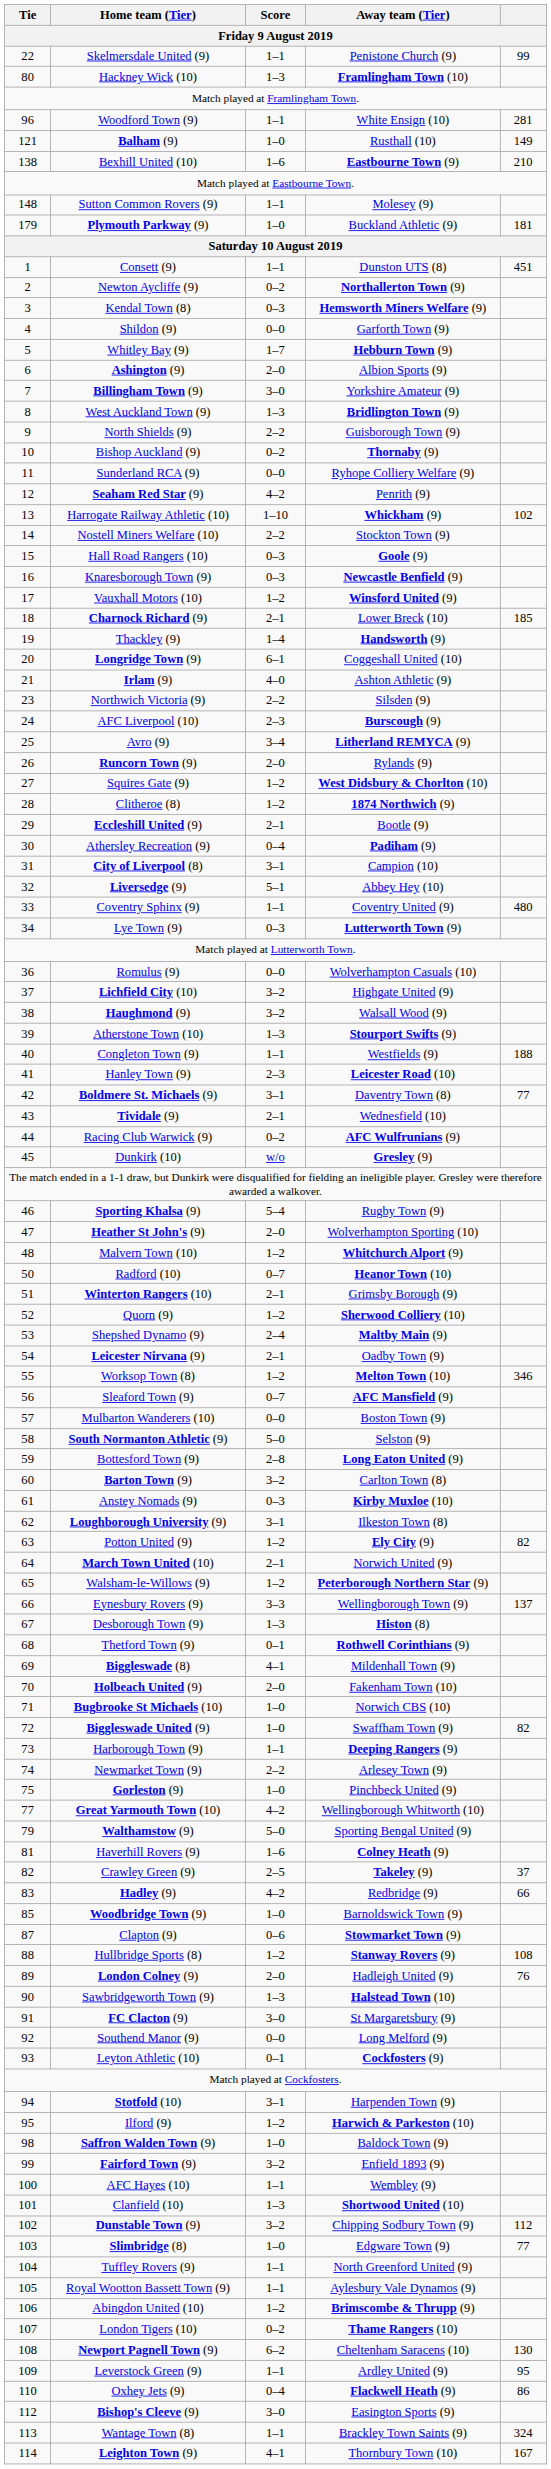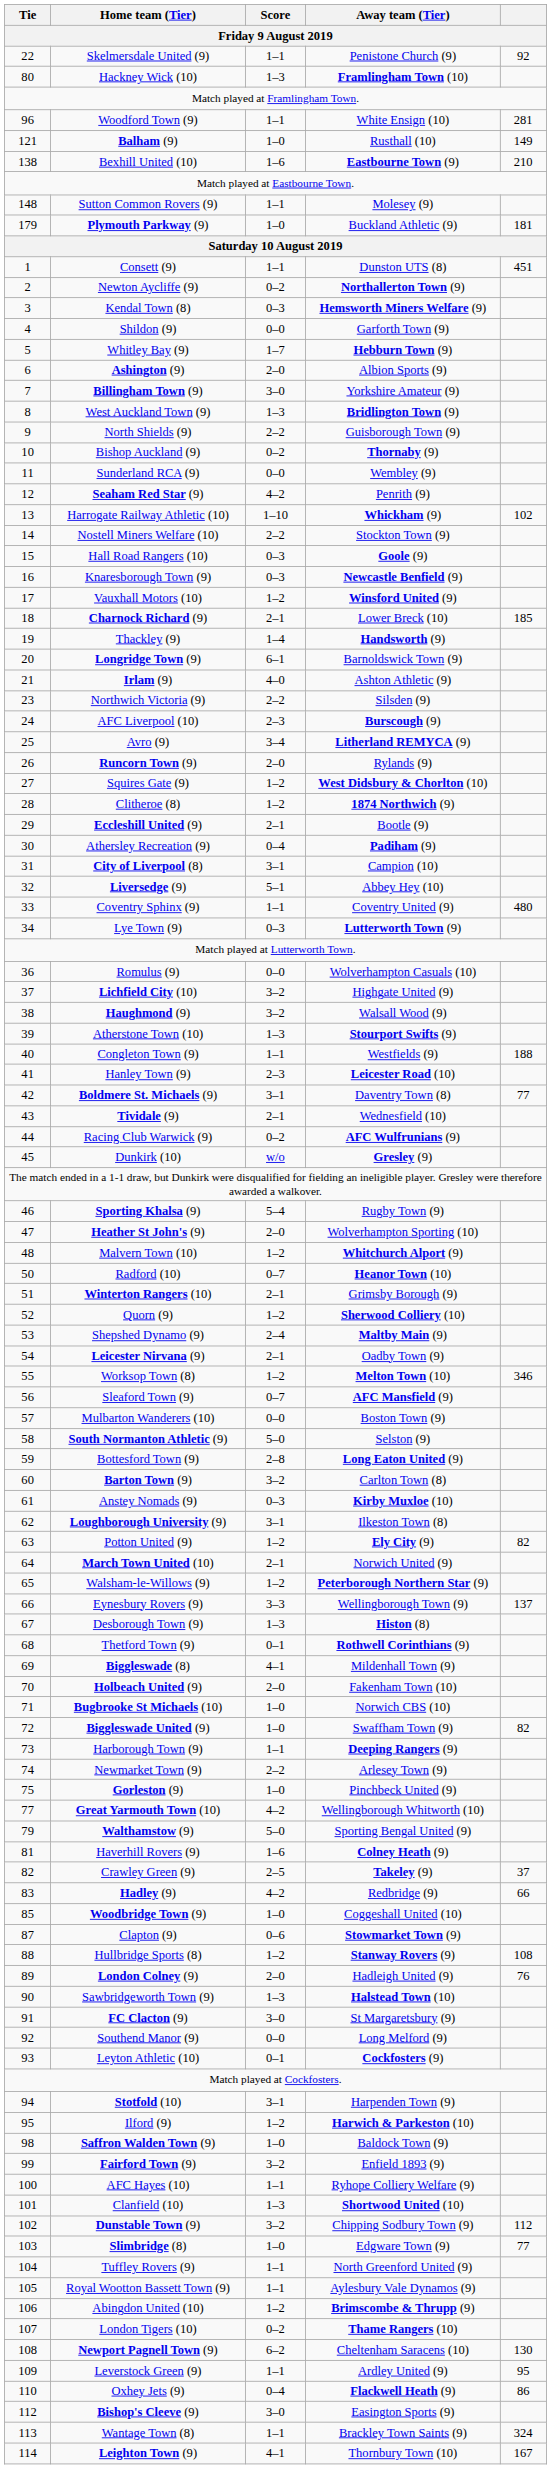(523, 56) 99 -> (523, 56) 92
(403, 473) Ryhope Colliery Welfare (9) -> (403, 473) Wembley (9)
(403, 659) Coggeshall United (10) -> (403, 659) Barnoldswick Town (9)
(403, 1914) Barnoldswick Town (9) -> (403, 1914) Coggeshall United (10)
(403, 2185) Wembley (9) -> (403, 2185) Ryhope Colliery Welfare (9)
